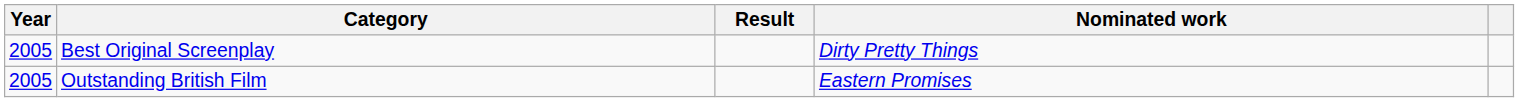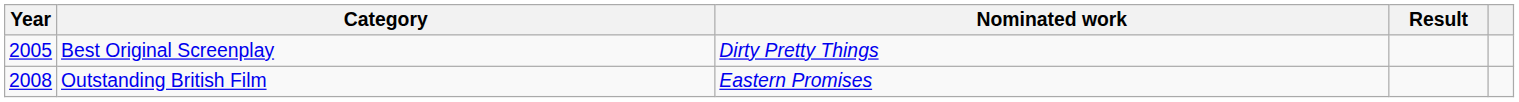columns swapped: (1151, 19) <-> (765, 19)
(31, 81) 2005 -> (31, 81) 2008
